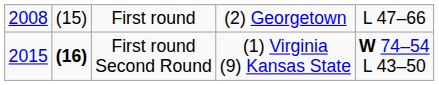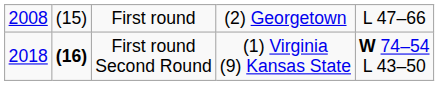(28, 56) 2015 -> (28, 56) 2018
